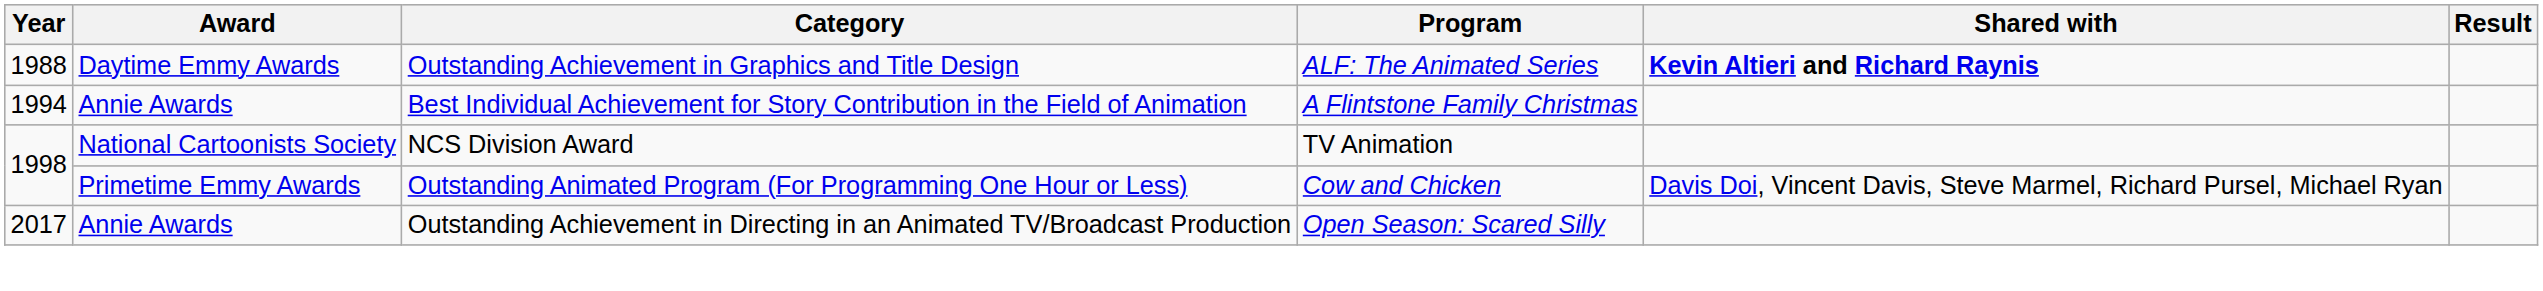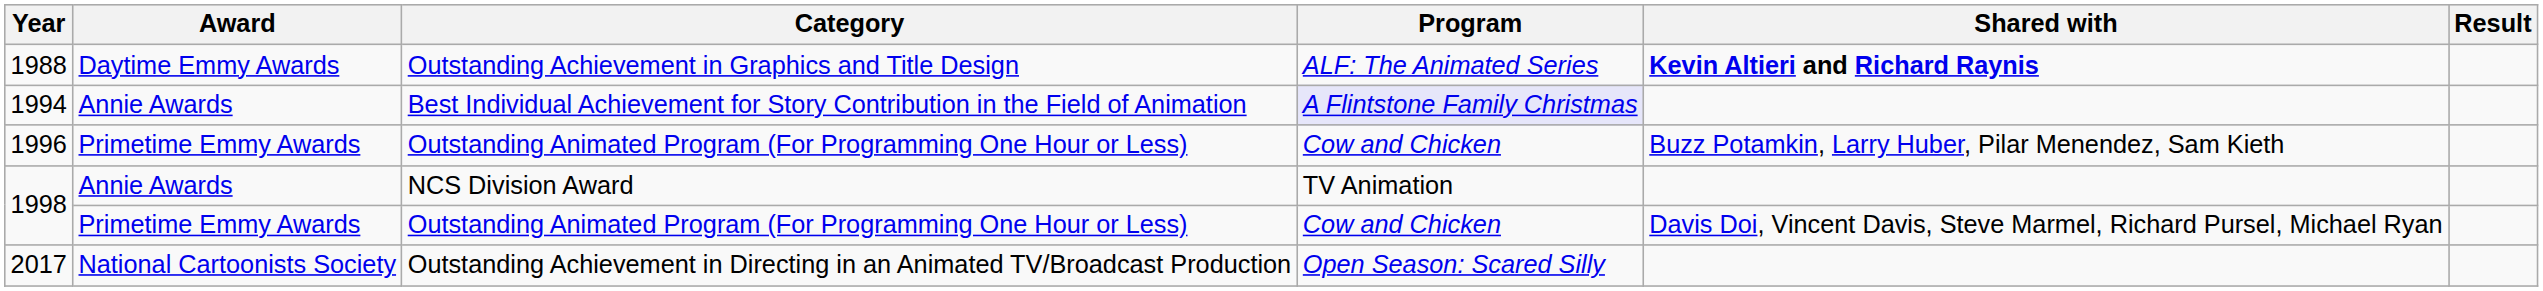(1470, 104) no background -> (1470, 104) lavender background
+ row: (39, 144)
(237, 144) National Cartoonists Society -> (156, 184) Annie Awards
(156, 225) Annie Awards -> (237, 265) National Cartoonists Society
